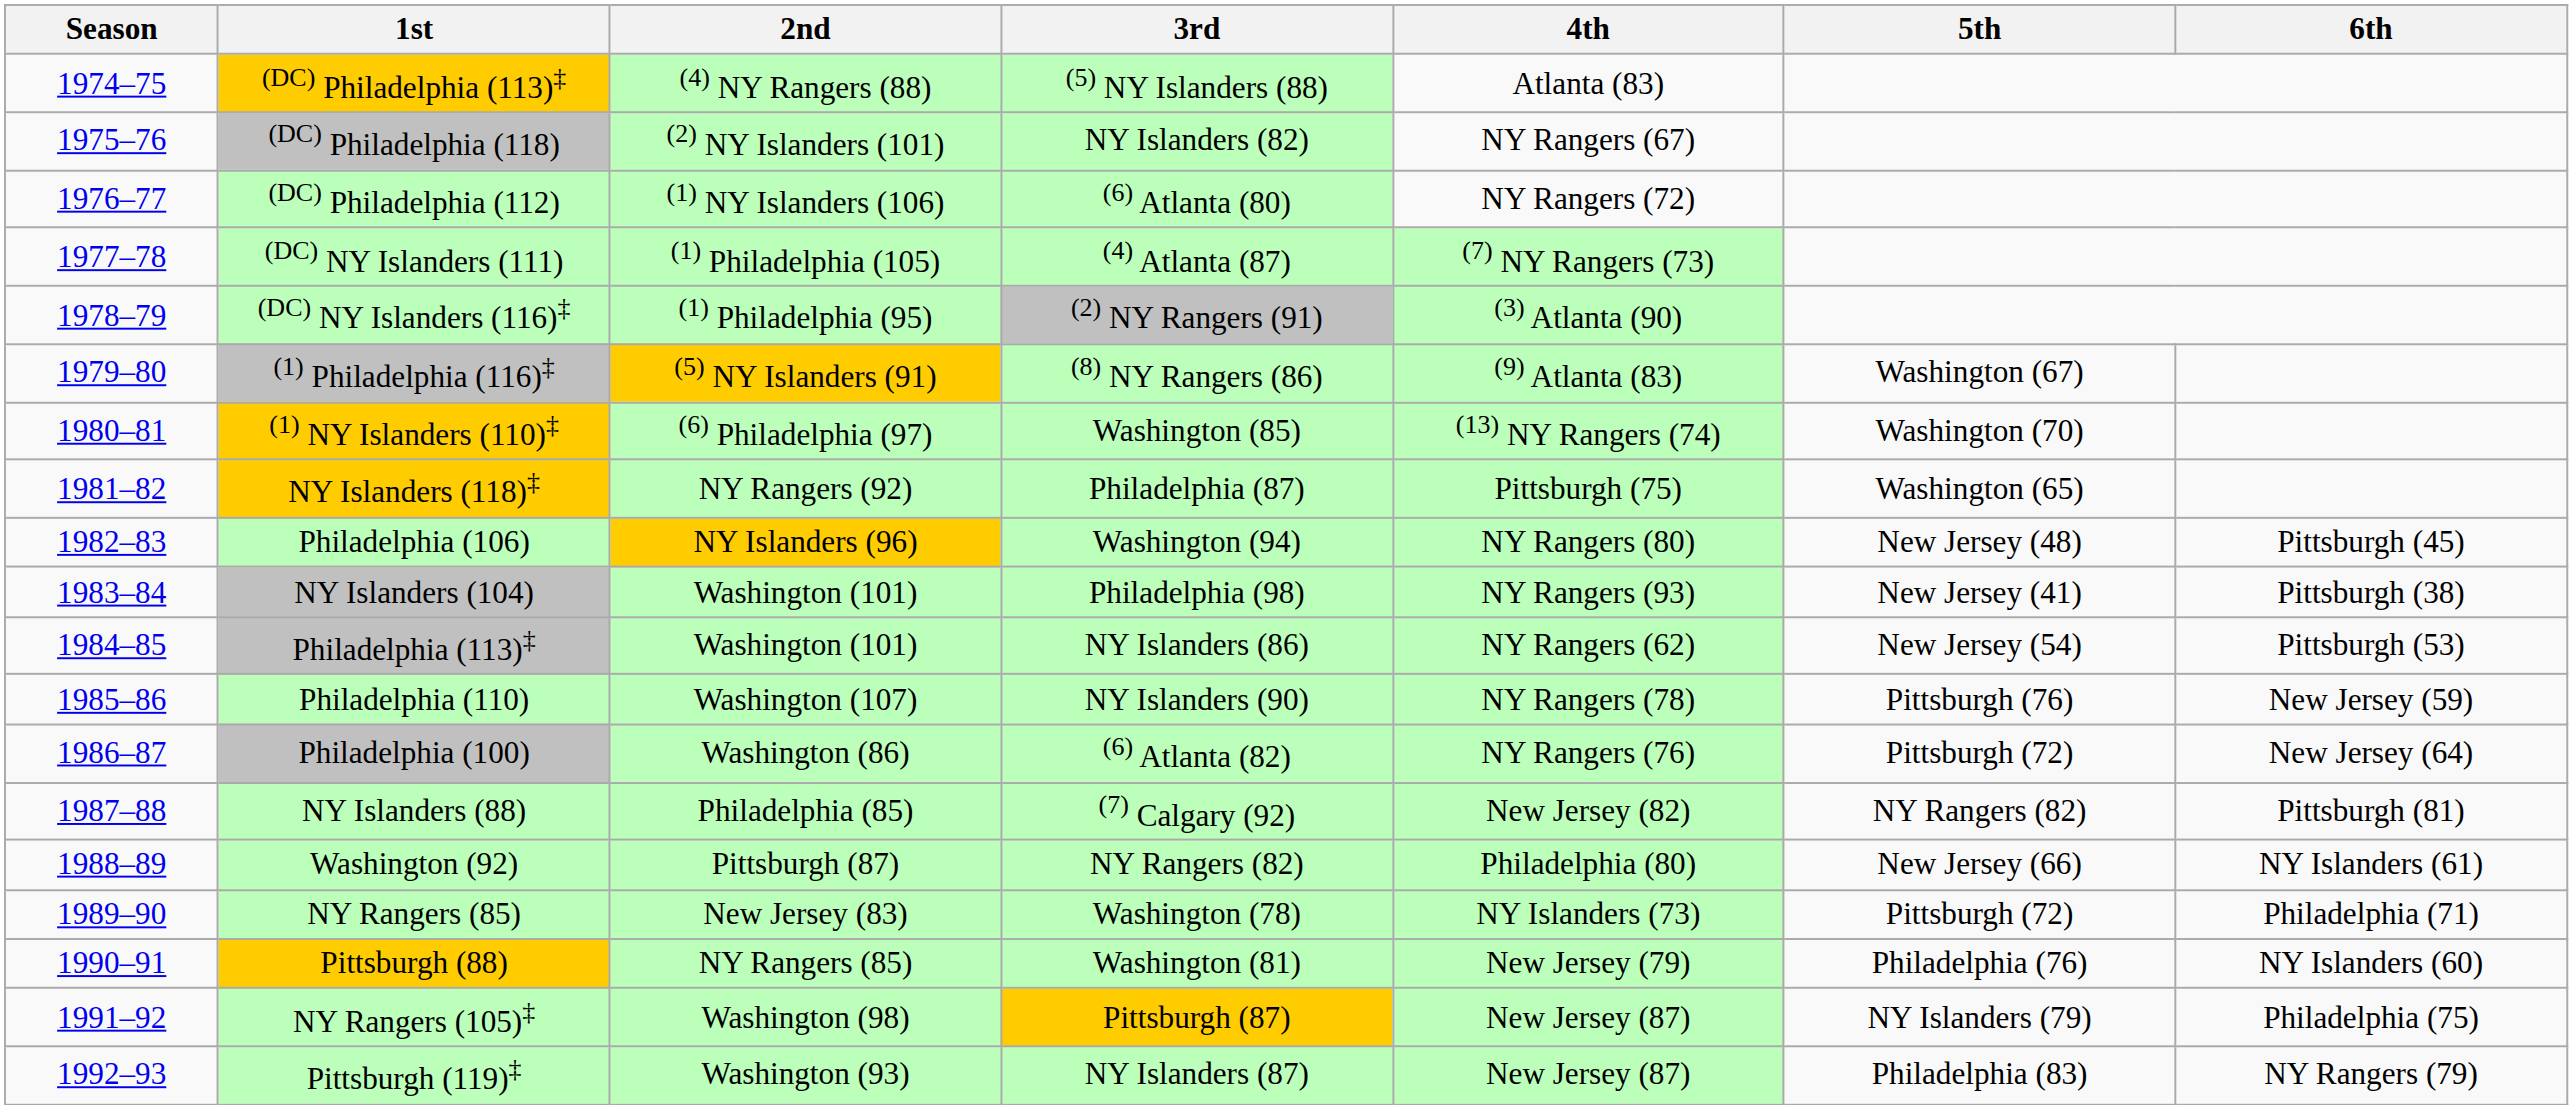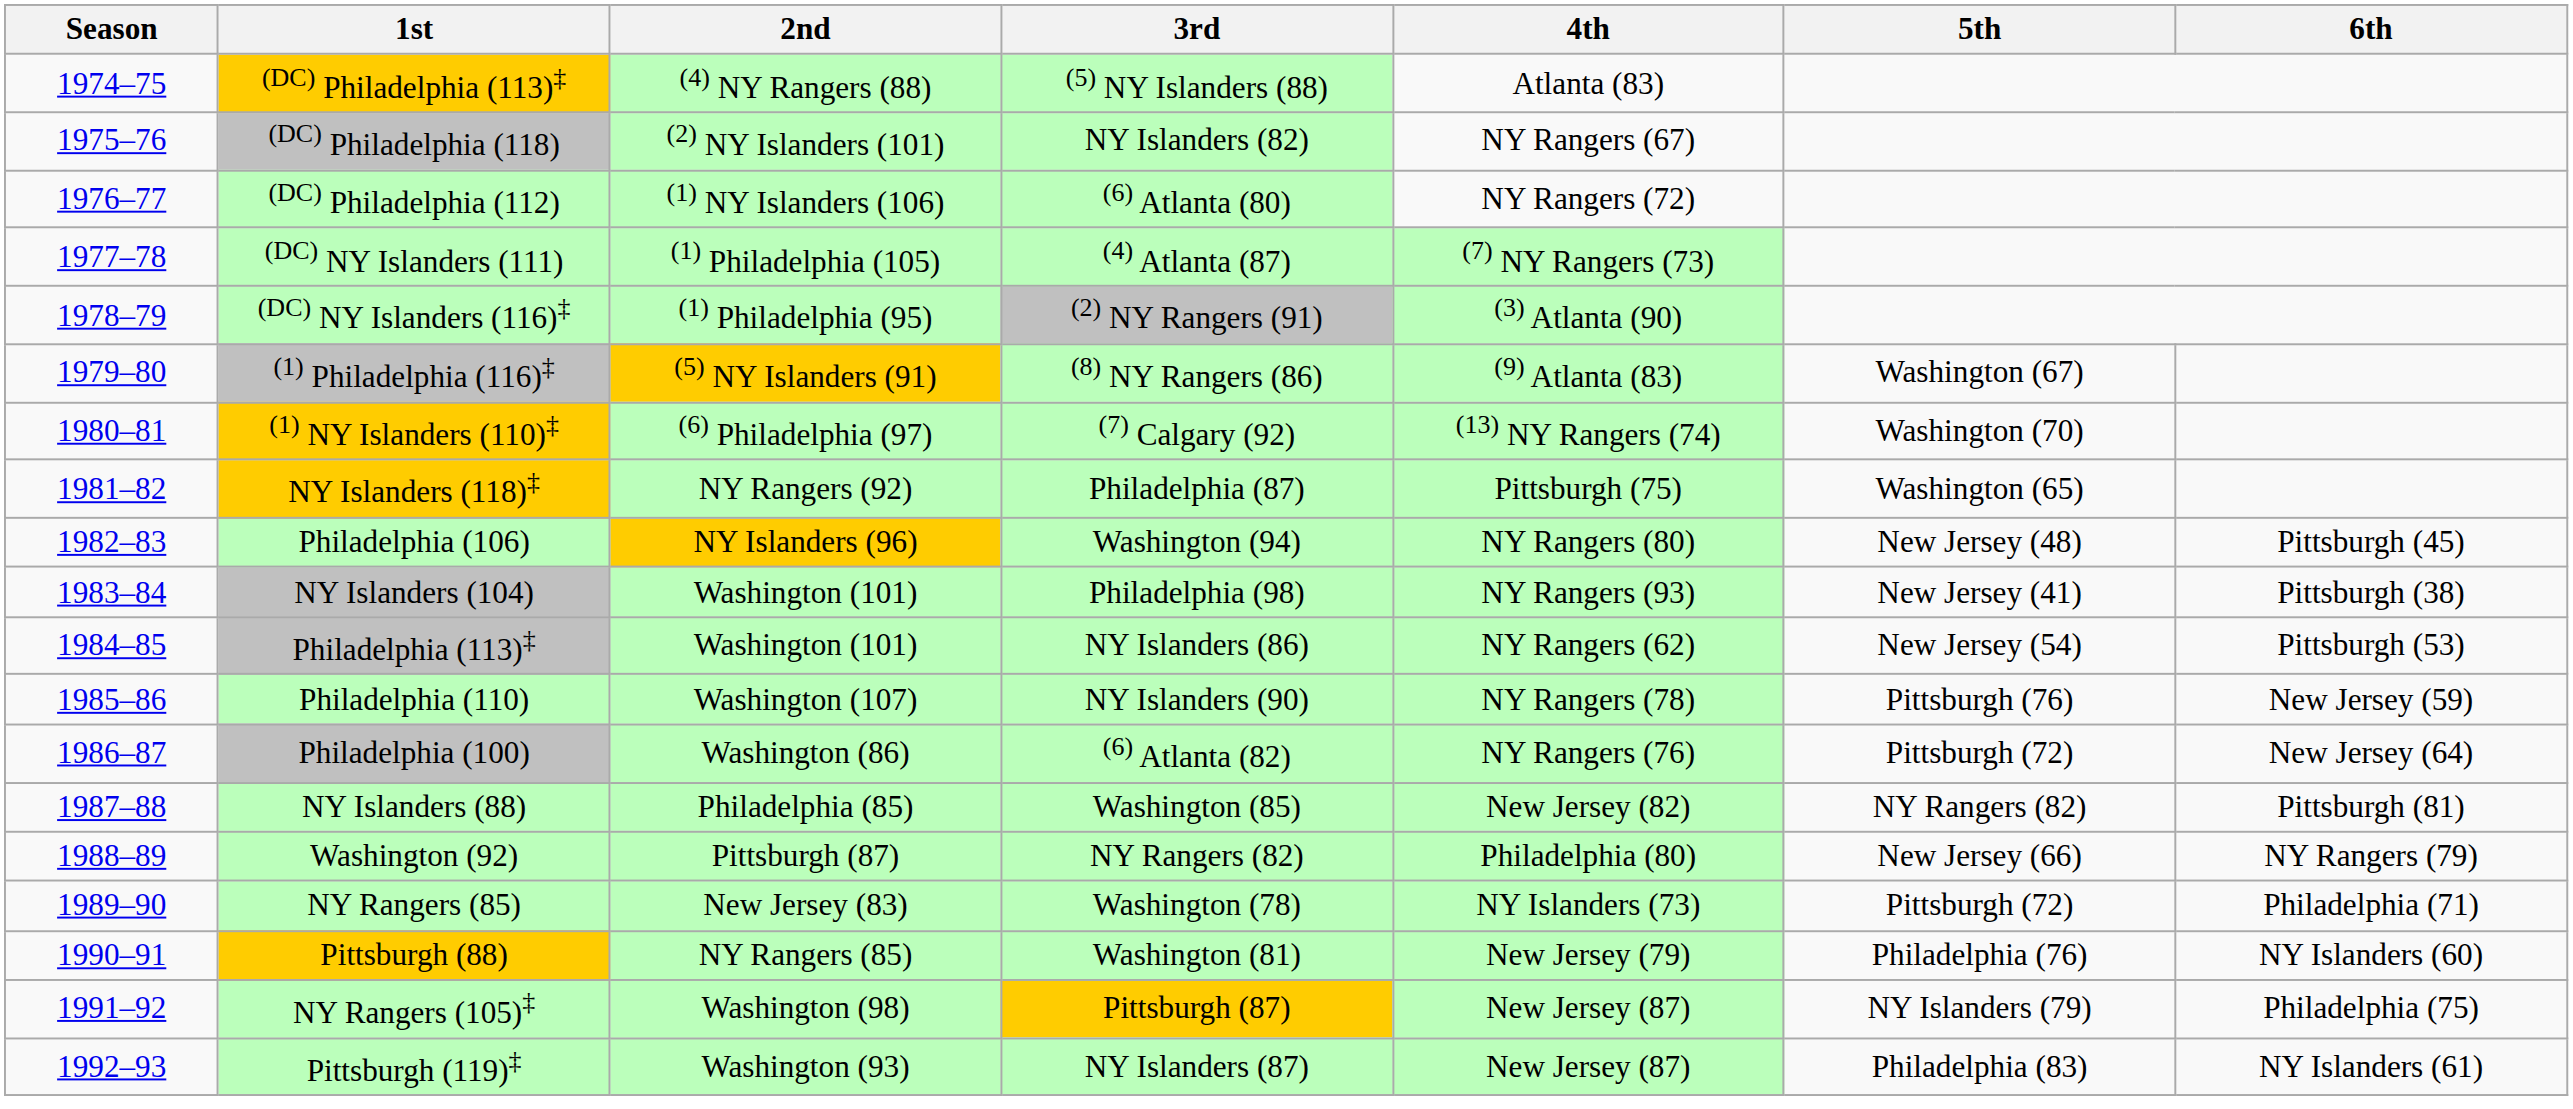(1197, 430) Washington (85) -> (1197, 430) (7) Calgary (92)
(1197, 810) (7) Calgary (92) -> (1197, 806) Washington (85)
(2371, 864) NY Islanders (61) -> (2371, 855) NY Rangers (79)
(2371, 1074) NY Rangers (79) -> (2371, 1066) NY Islanders (61)
